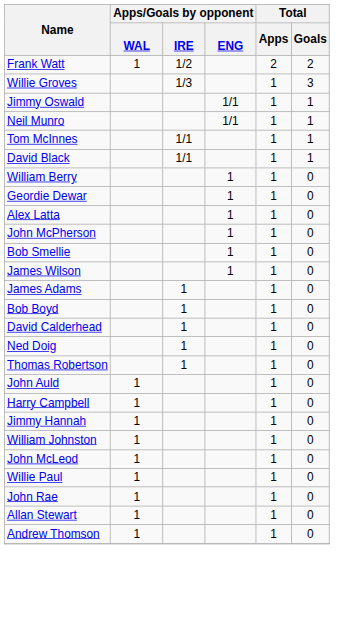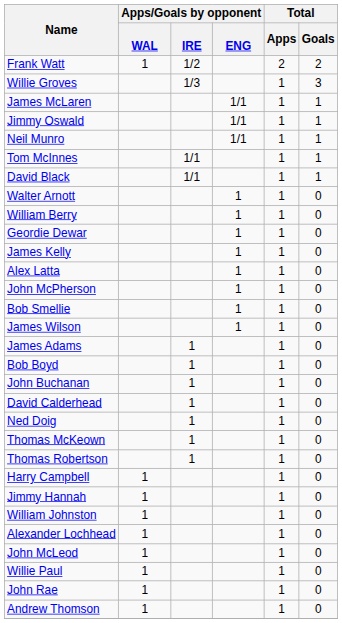+ row: (49, 102)
+ row: (41, 196)
+ row: (39, 252)
+ row: (48, 383)
+ row: (56, 440)
- row: (33, 383)
+ row: (61, 534)
- row: (42, 515)
